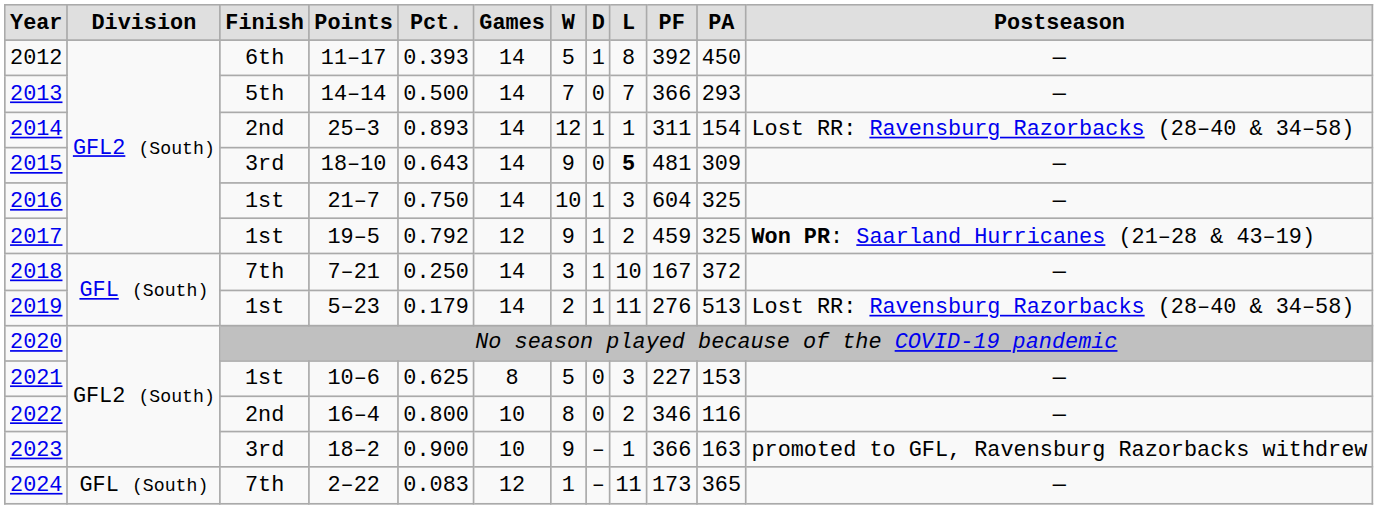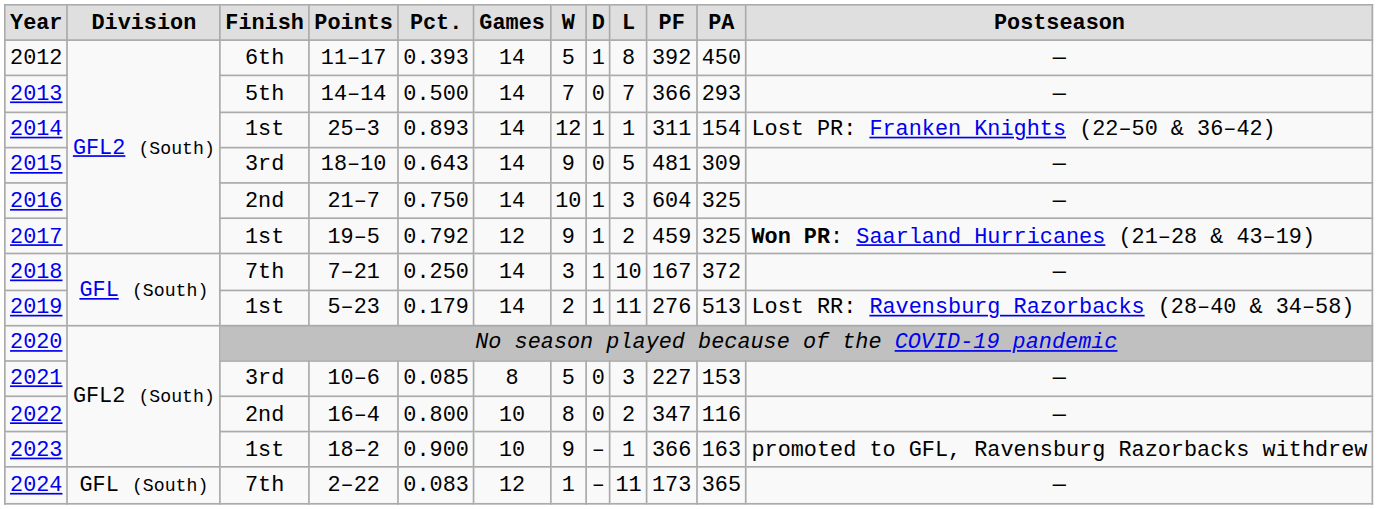(265, 129) 2nd -> (265, 129) 1st
(1053, 129) Lost RR: Ravensburg Razorbacks (28–40 & 34–58) -> (1014, 129) Lost PR: Franken Knights (22–50 & 36–42)
(628, 165) bold -> (628, 165) normal
(265, 201) 1st -> (265, 201) 2nd
(265, 379) 1st -> (265, 379) 3rd
(436, 379) 0.625 -> (436, 379) 0.085
(672, 414) 346 -> (672, 414) 347
(265, 450) 3rd -> (265, 450) 1st
